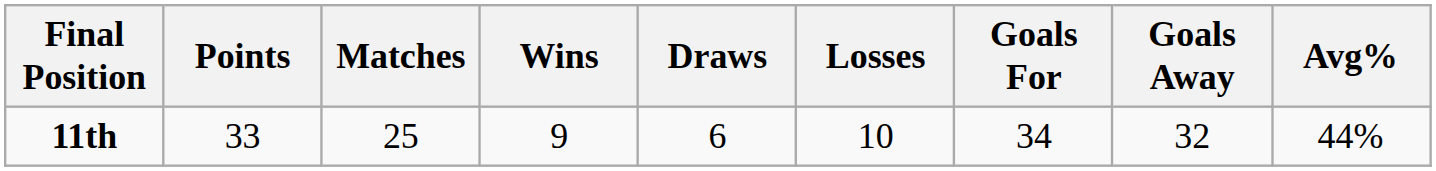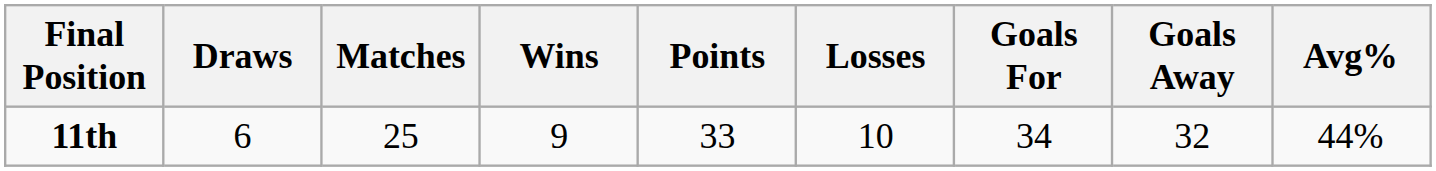columns swapped: (243, 55) <-> (717, 55)
